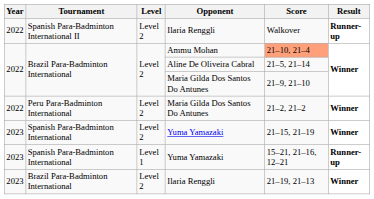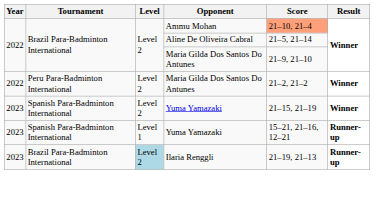- row: (71, 31)
(149, 182) no background -> (147, 157) lightblue background
(344, 182) Winner -> (345, 157) Runner-up
